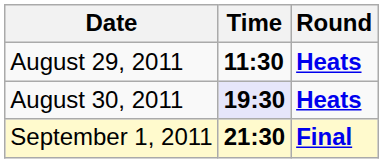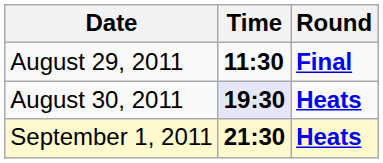(329, 61) Heats -> (324, 61) Final
(324, 137) Final -> (329, 137) Heats
